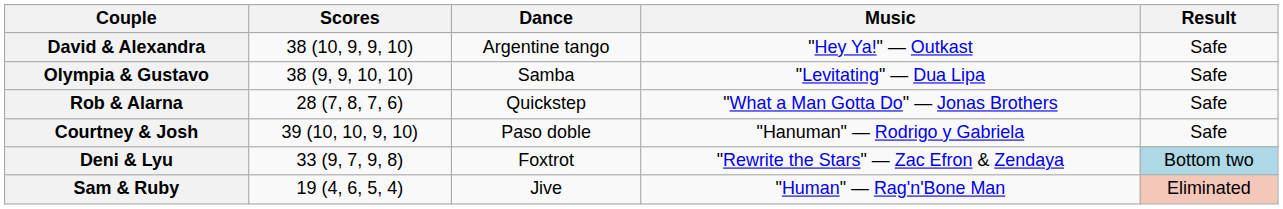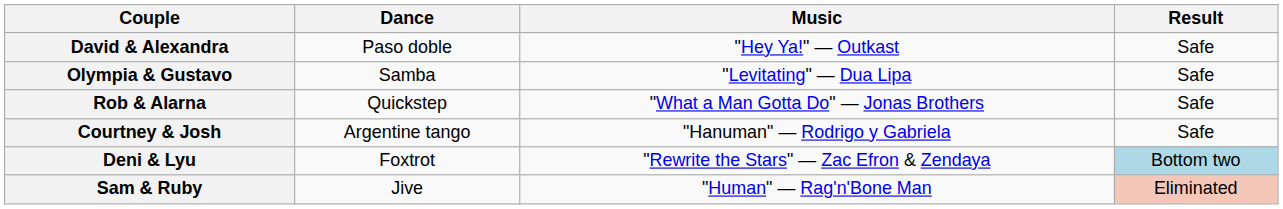- column: (350, 18)
(546, 47) Argentine tango -> (407, 47) Paso doble
(546, 132) Paso doble -> (407, 132) Argentine tango
